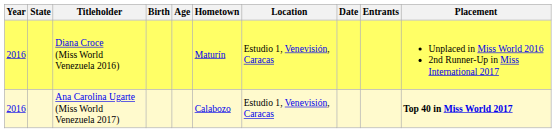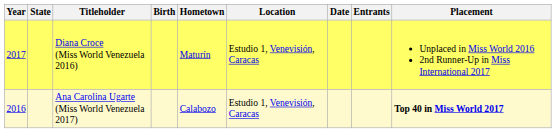- column: (182, 12)
(16, 54) 2016 -> (16, 54) 2017
